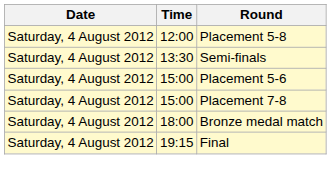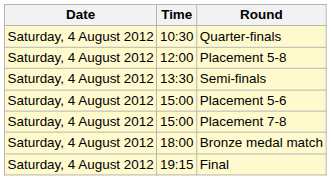+ row: (240, 36)
